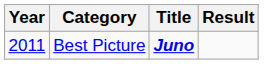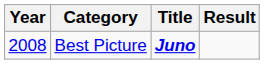(27, 45) 2011 -> (28, 45) 2008
